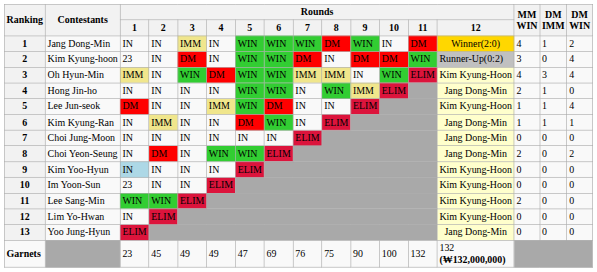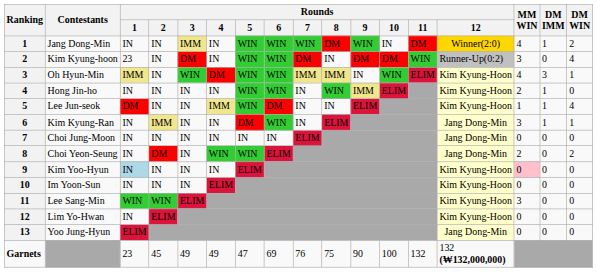(572, 75) 4 -> (572, 75) 1
(476, 91) Jang Dong-Min -> (476, 91) Kim Kyung-Hoon
(519, 122) 1 -> (519, 122) 3
(519, 169) no background -> (519, 169) pink background
(127, 185) 23 -> (128, 185) IN
(519, 201) 2 -> (519, 201) 3
